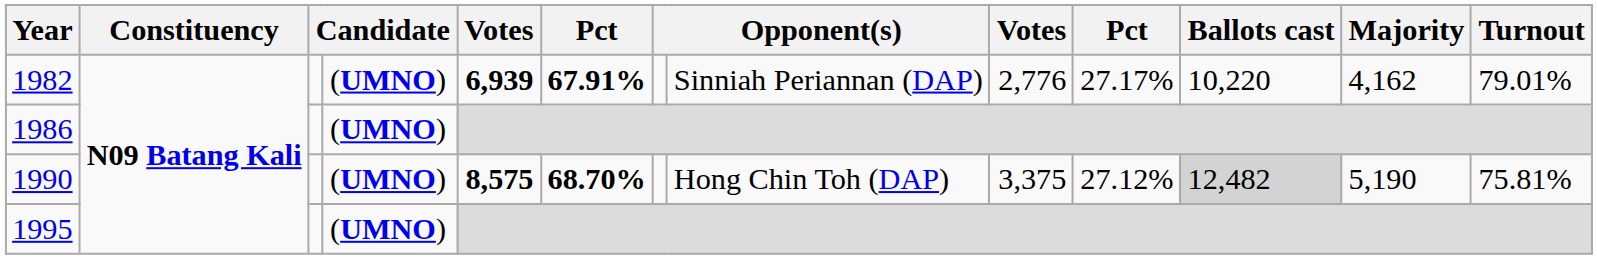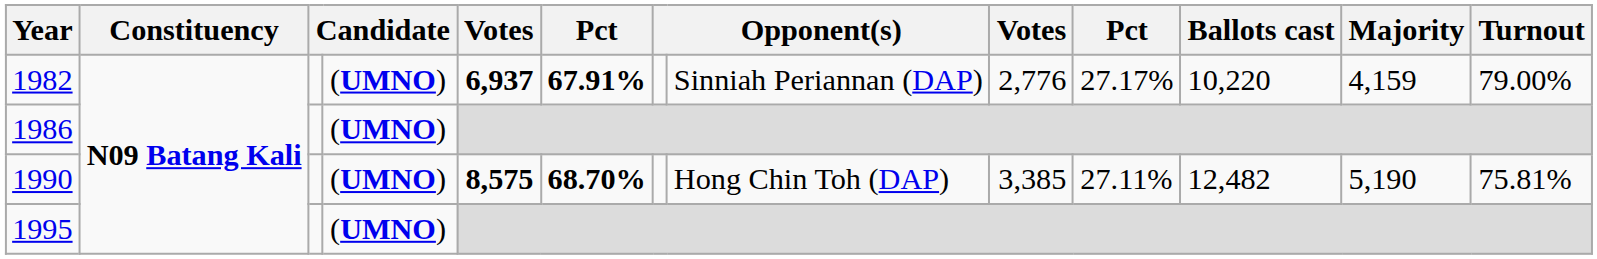(499, 79) 6,939 -> (499, 79) 6,937
(1383, 79) 4,162 -> (1383, 79) 4,159
(1525, 79) 79.01% -> (1525, 79) 79.00%
(1032, 179) 3,375 -> (1032, 179) 3,385
(1127, 179) 27.12% -> (1126, 179) 27.11%
(1229, 179) lightgrey background -> (1229, 179) no background
